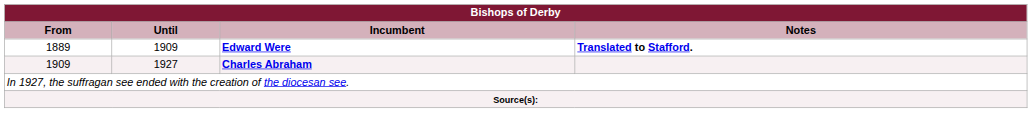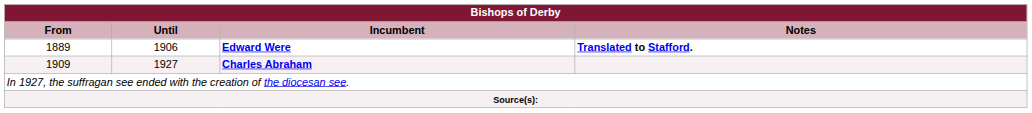(166, 47) 1909 -> (166, 47) 1906
